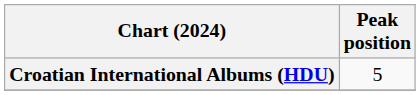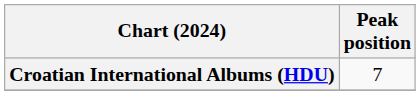(377, 74) 5 -> (377, 74) 7
